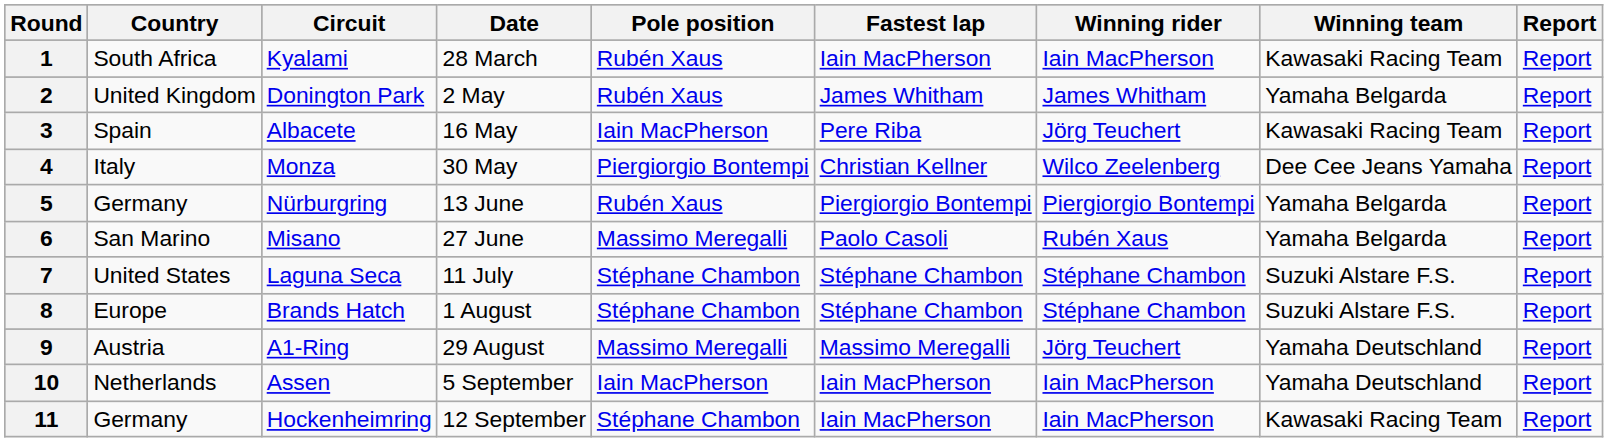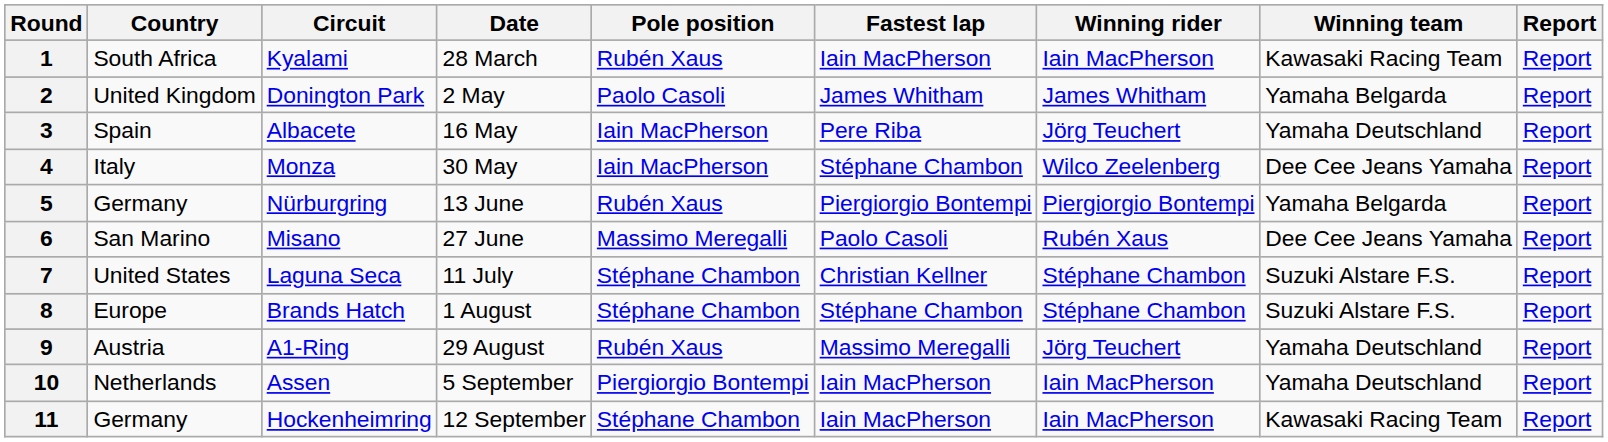(660, 94) Rubén Xaus -> (661, 94) Paolo Casoli
(1384, 130) Kawasaki Racing Team -> (1374, 130) Yamaha Deutschland
(703, 167) Piergiorgio Bontempi -> (683, 167) Iain MacPherson
(903, 167) Christian Kellner -> (921, 167) Stéphane Chambon
(1356, 239) Yamaha Belgarda -> (1389, 239) Dee Cee Jeans Yamaha
(921, 275) Stéphane Chambon -> (903, 275) Christian Kellner
(692, 347) Massimo Meregalli -> (660, 347) Rubén Xaus
(683, 383) Iain MacPherson -> (703, 383) Piergiorgio Bontempi
